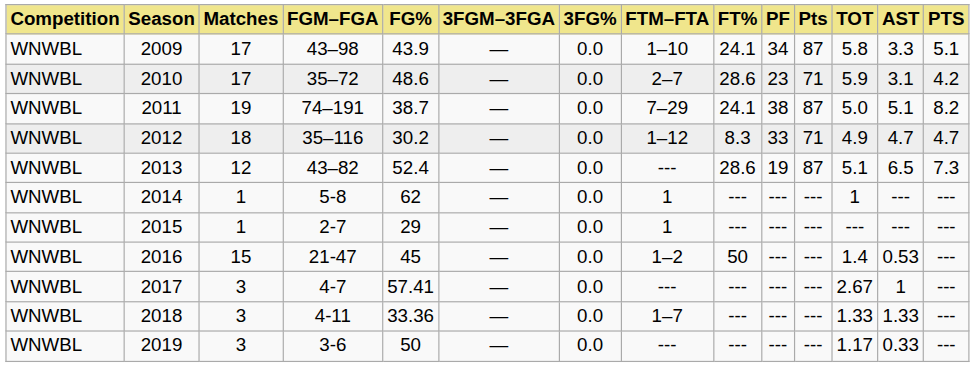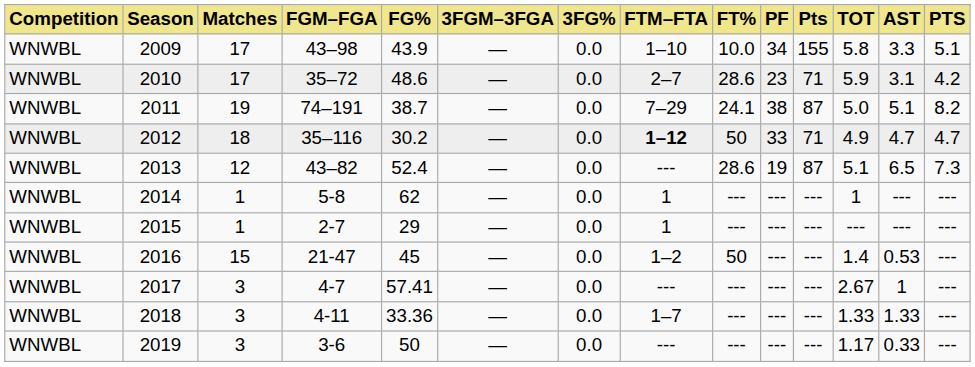(738, 49) 24.1 -> (736, 49) 10.0
(813, 49) 87 -> (813, 49) 155
(667, 138) normal -> (666, 138) bold
(738, 138) 8.3 -> (736, 138) 50
